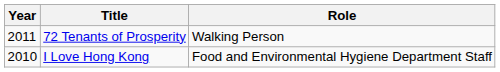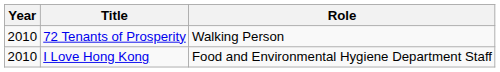(22, 36) 2011 -> (22, 36) 2010
